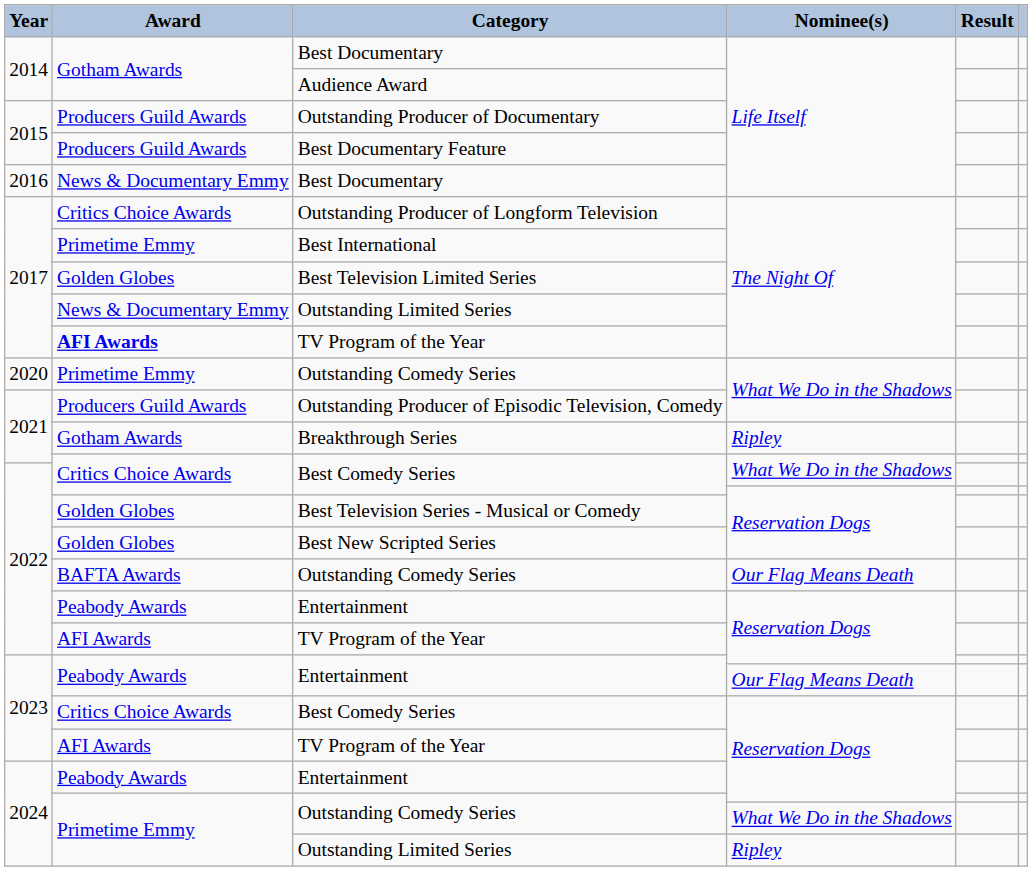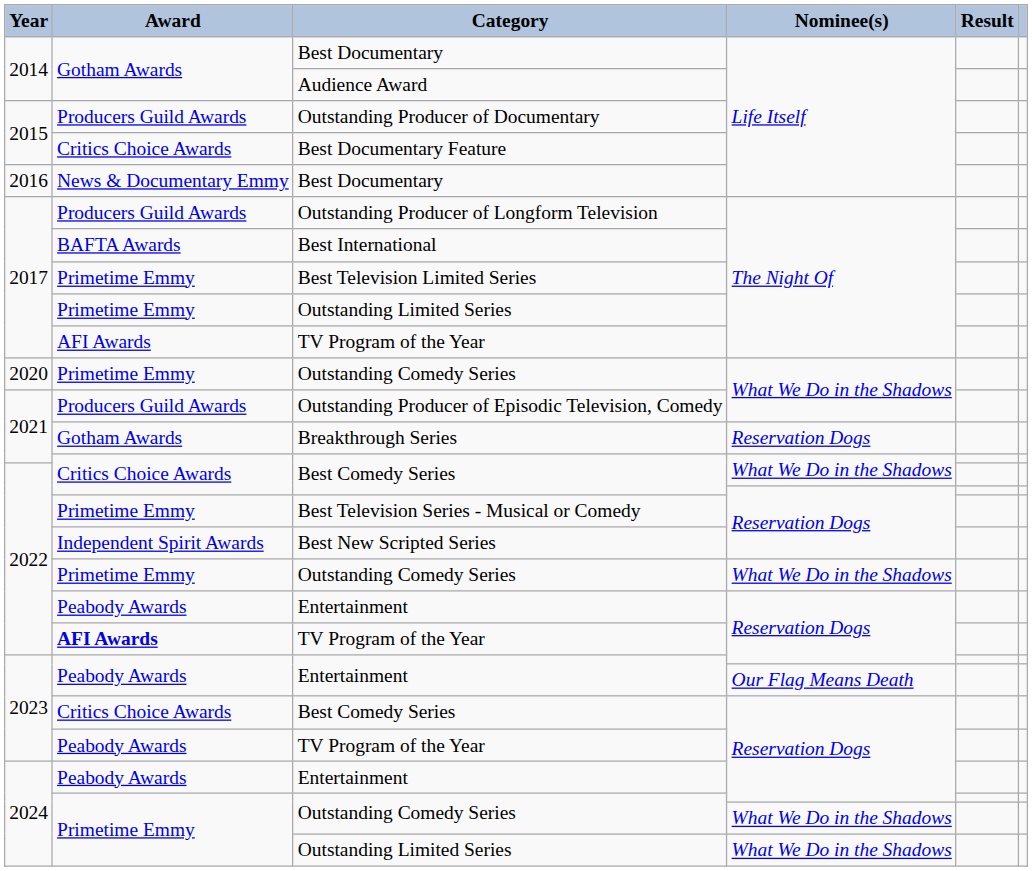(152, 149) Producers Guild Awards -> (144, 149) Critics Choice Awards
(144, 213) Critics Choice Awards -> (152, 213) Producers Guild Awards
(126, 245) Primetime Emmy -> (119, 245) BAFTA Awards
(116, 277) Golden Globes -> (126, 277) Primetime Emmy
(173, 309) News & Documentary Emmy -> (126, 309) Primetime Emmy
(107, 341) bold -> (104, 341) normal
(756, 437) Ripley -> (801, 437) Reservation Dogs
(116, 510) Golden Globes -> (126, 510) Primetime Emmy
(116, 543) Golden Globes -> (160, 543) Independent Spirit Awards
(119, 575) BAFTA Awards -> (126, 575) Primetime Emmy
(823, 575) Our Flag Means Death -> (842, 575) What We Do in the Shadows
(104, 639) normal -> (107, 639) bold
(104, 744) AFI Awards -> (122, 744) Peabody Awards
(756, 849) Ripley -> (842, 849) What We Do in the Shadows
